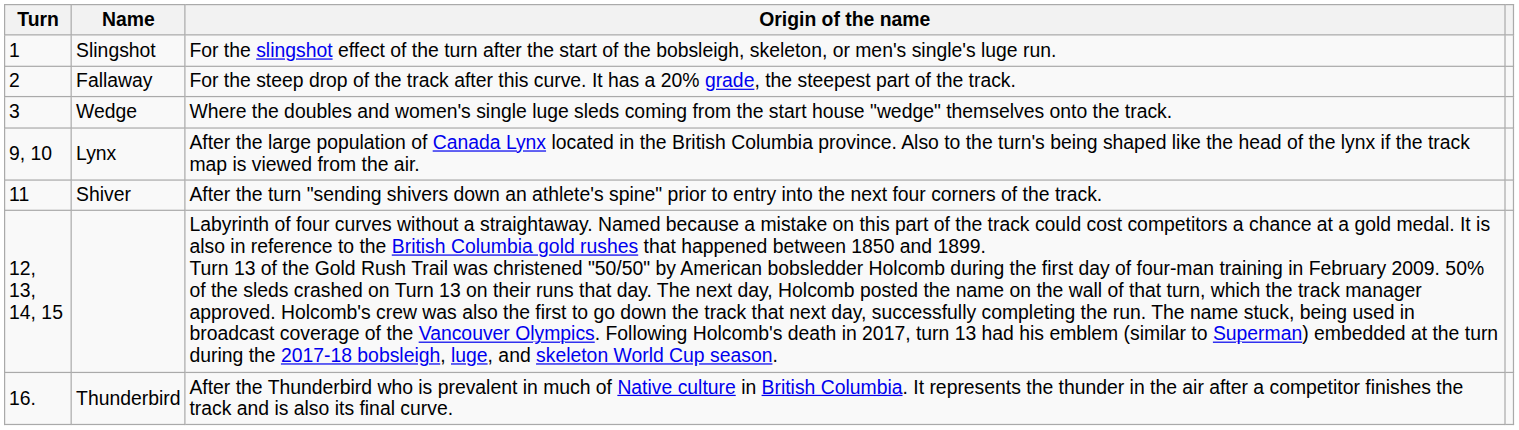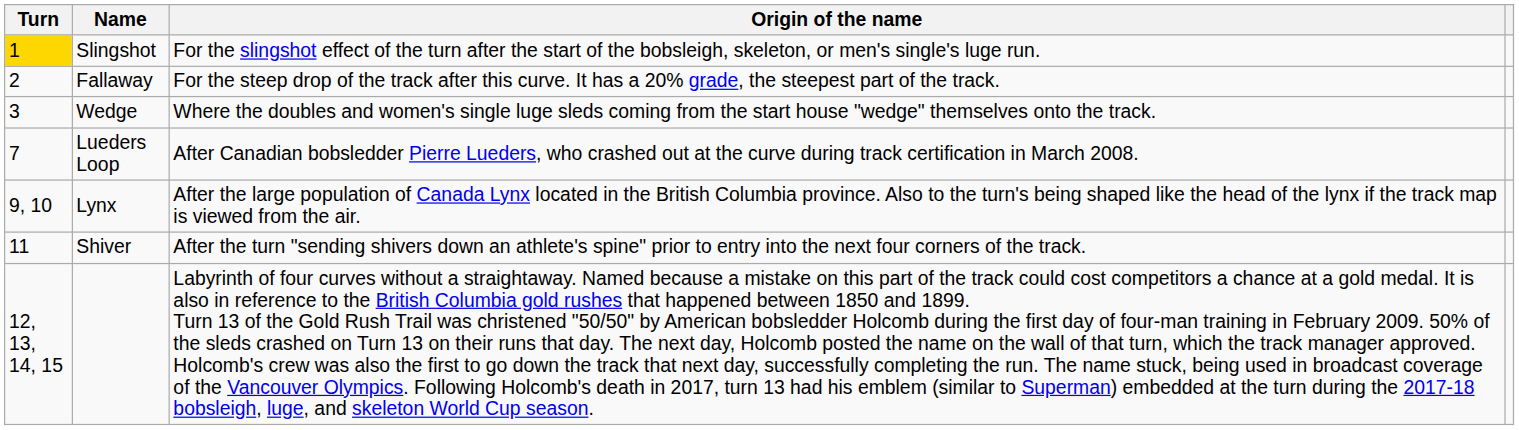(14, 50) no background -> (14, 50) gold background
+ row: (111, 153)
- row: (128, 398)
